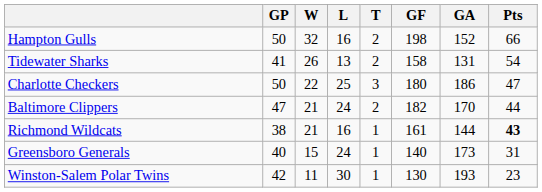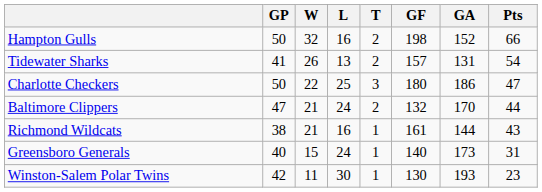(416, 61) 158 -> (416, 61) 157
(416, 107) 182 -> (416, 107) 132
(513, 130) bold -> (513, 130) normal
